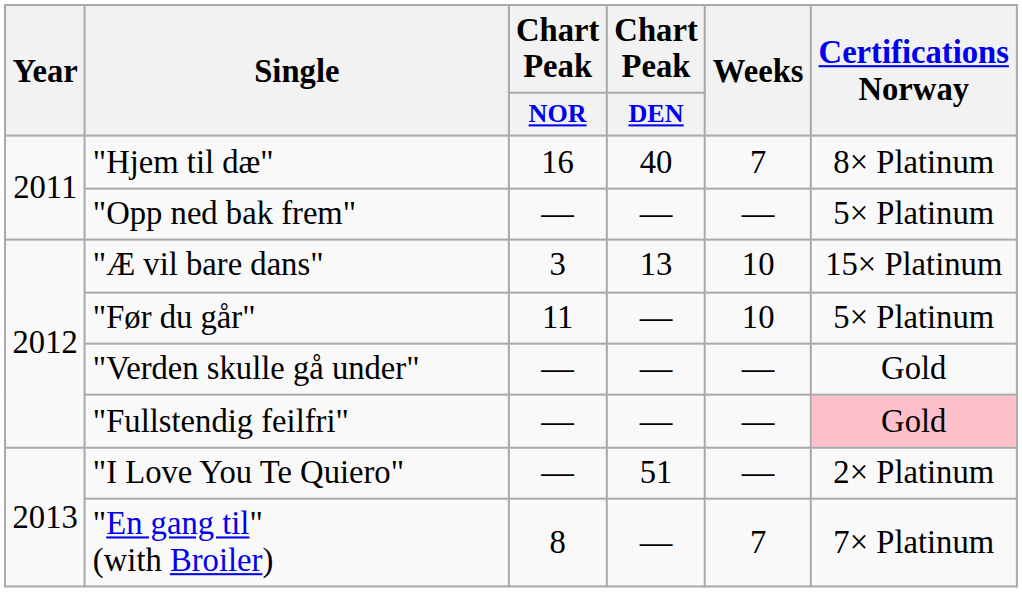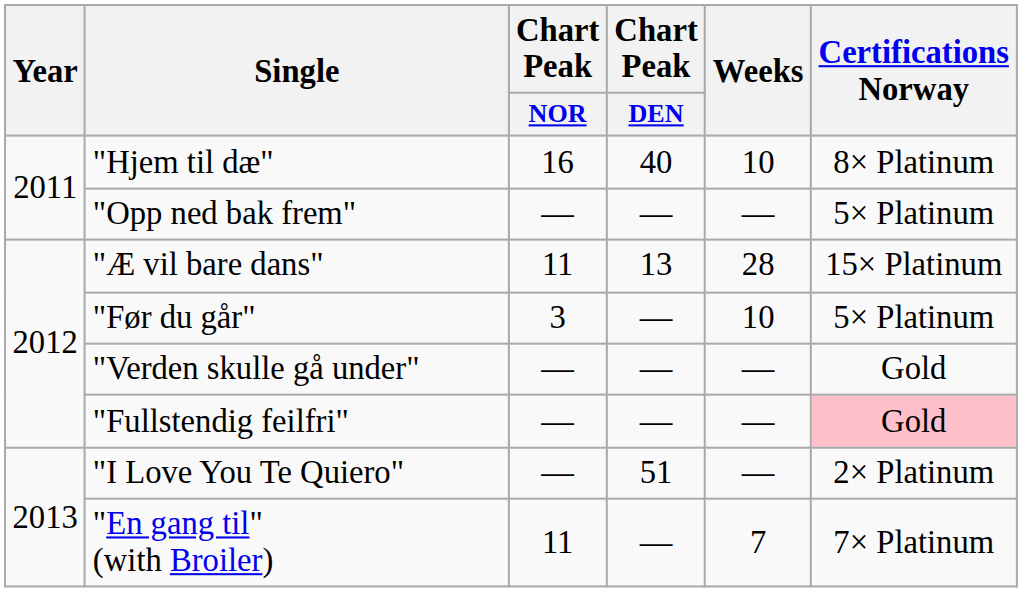(758, 161) 7 -> (758, 161) 10
(558, 265) 3 -> (558, 265) 11
(758, 265) 10 -> (758, 265) 28
(558, 317) 11 -> (558, 317) 3
(558, 542) 8 -> (558, 542) 11
